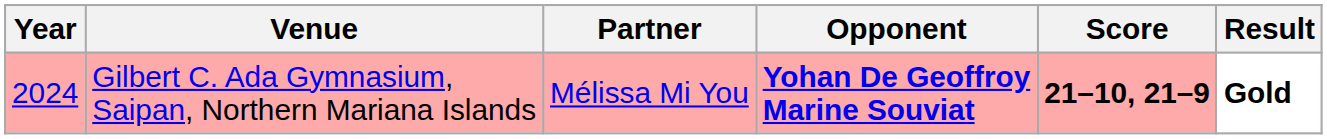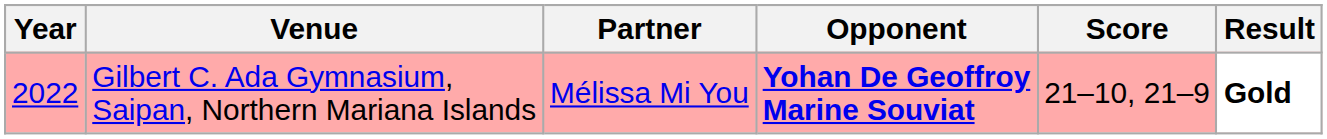(45, 93) 2024 -> (45, 93) 2022
(1127, 93) bold -> (1127, 93) normal
